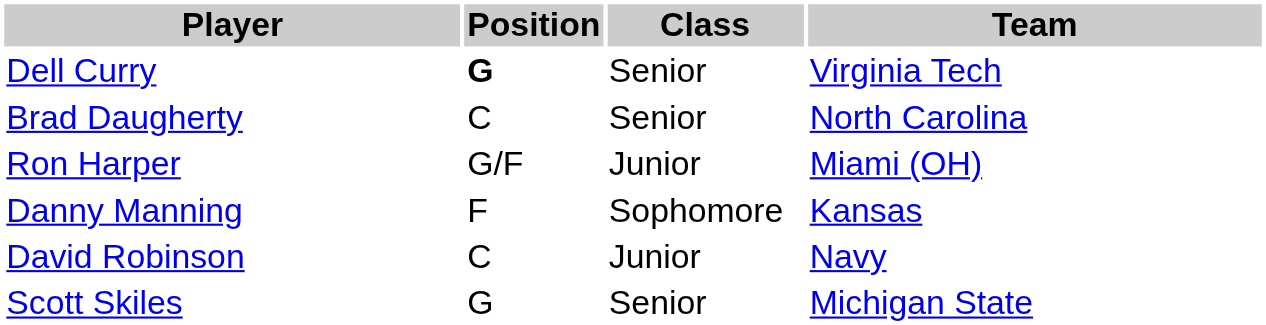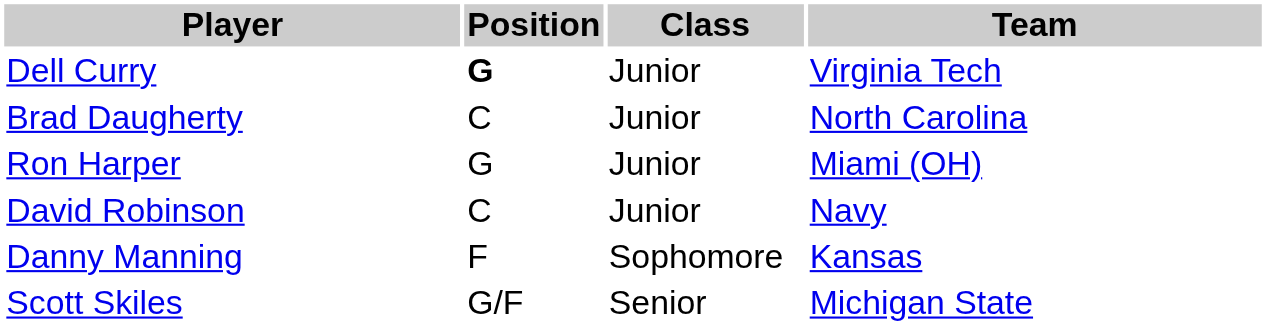(658, 71) Senior -> (655, 71) Junior
(658, 117) Senior -> (655, 117) Junior
(495, 164) G/F -> (480, 164) G
rows swapped: (125, 210) <-> (125, 256)
(480, 303) G -> (495, 303) G/F
